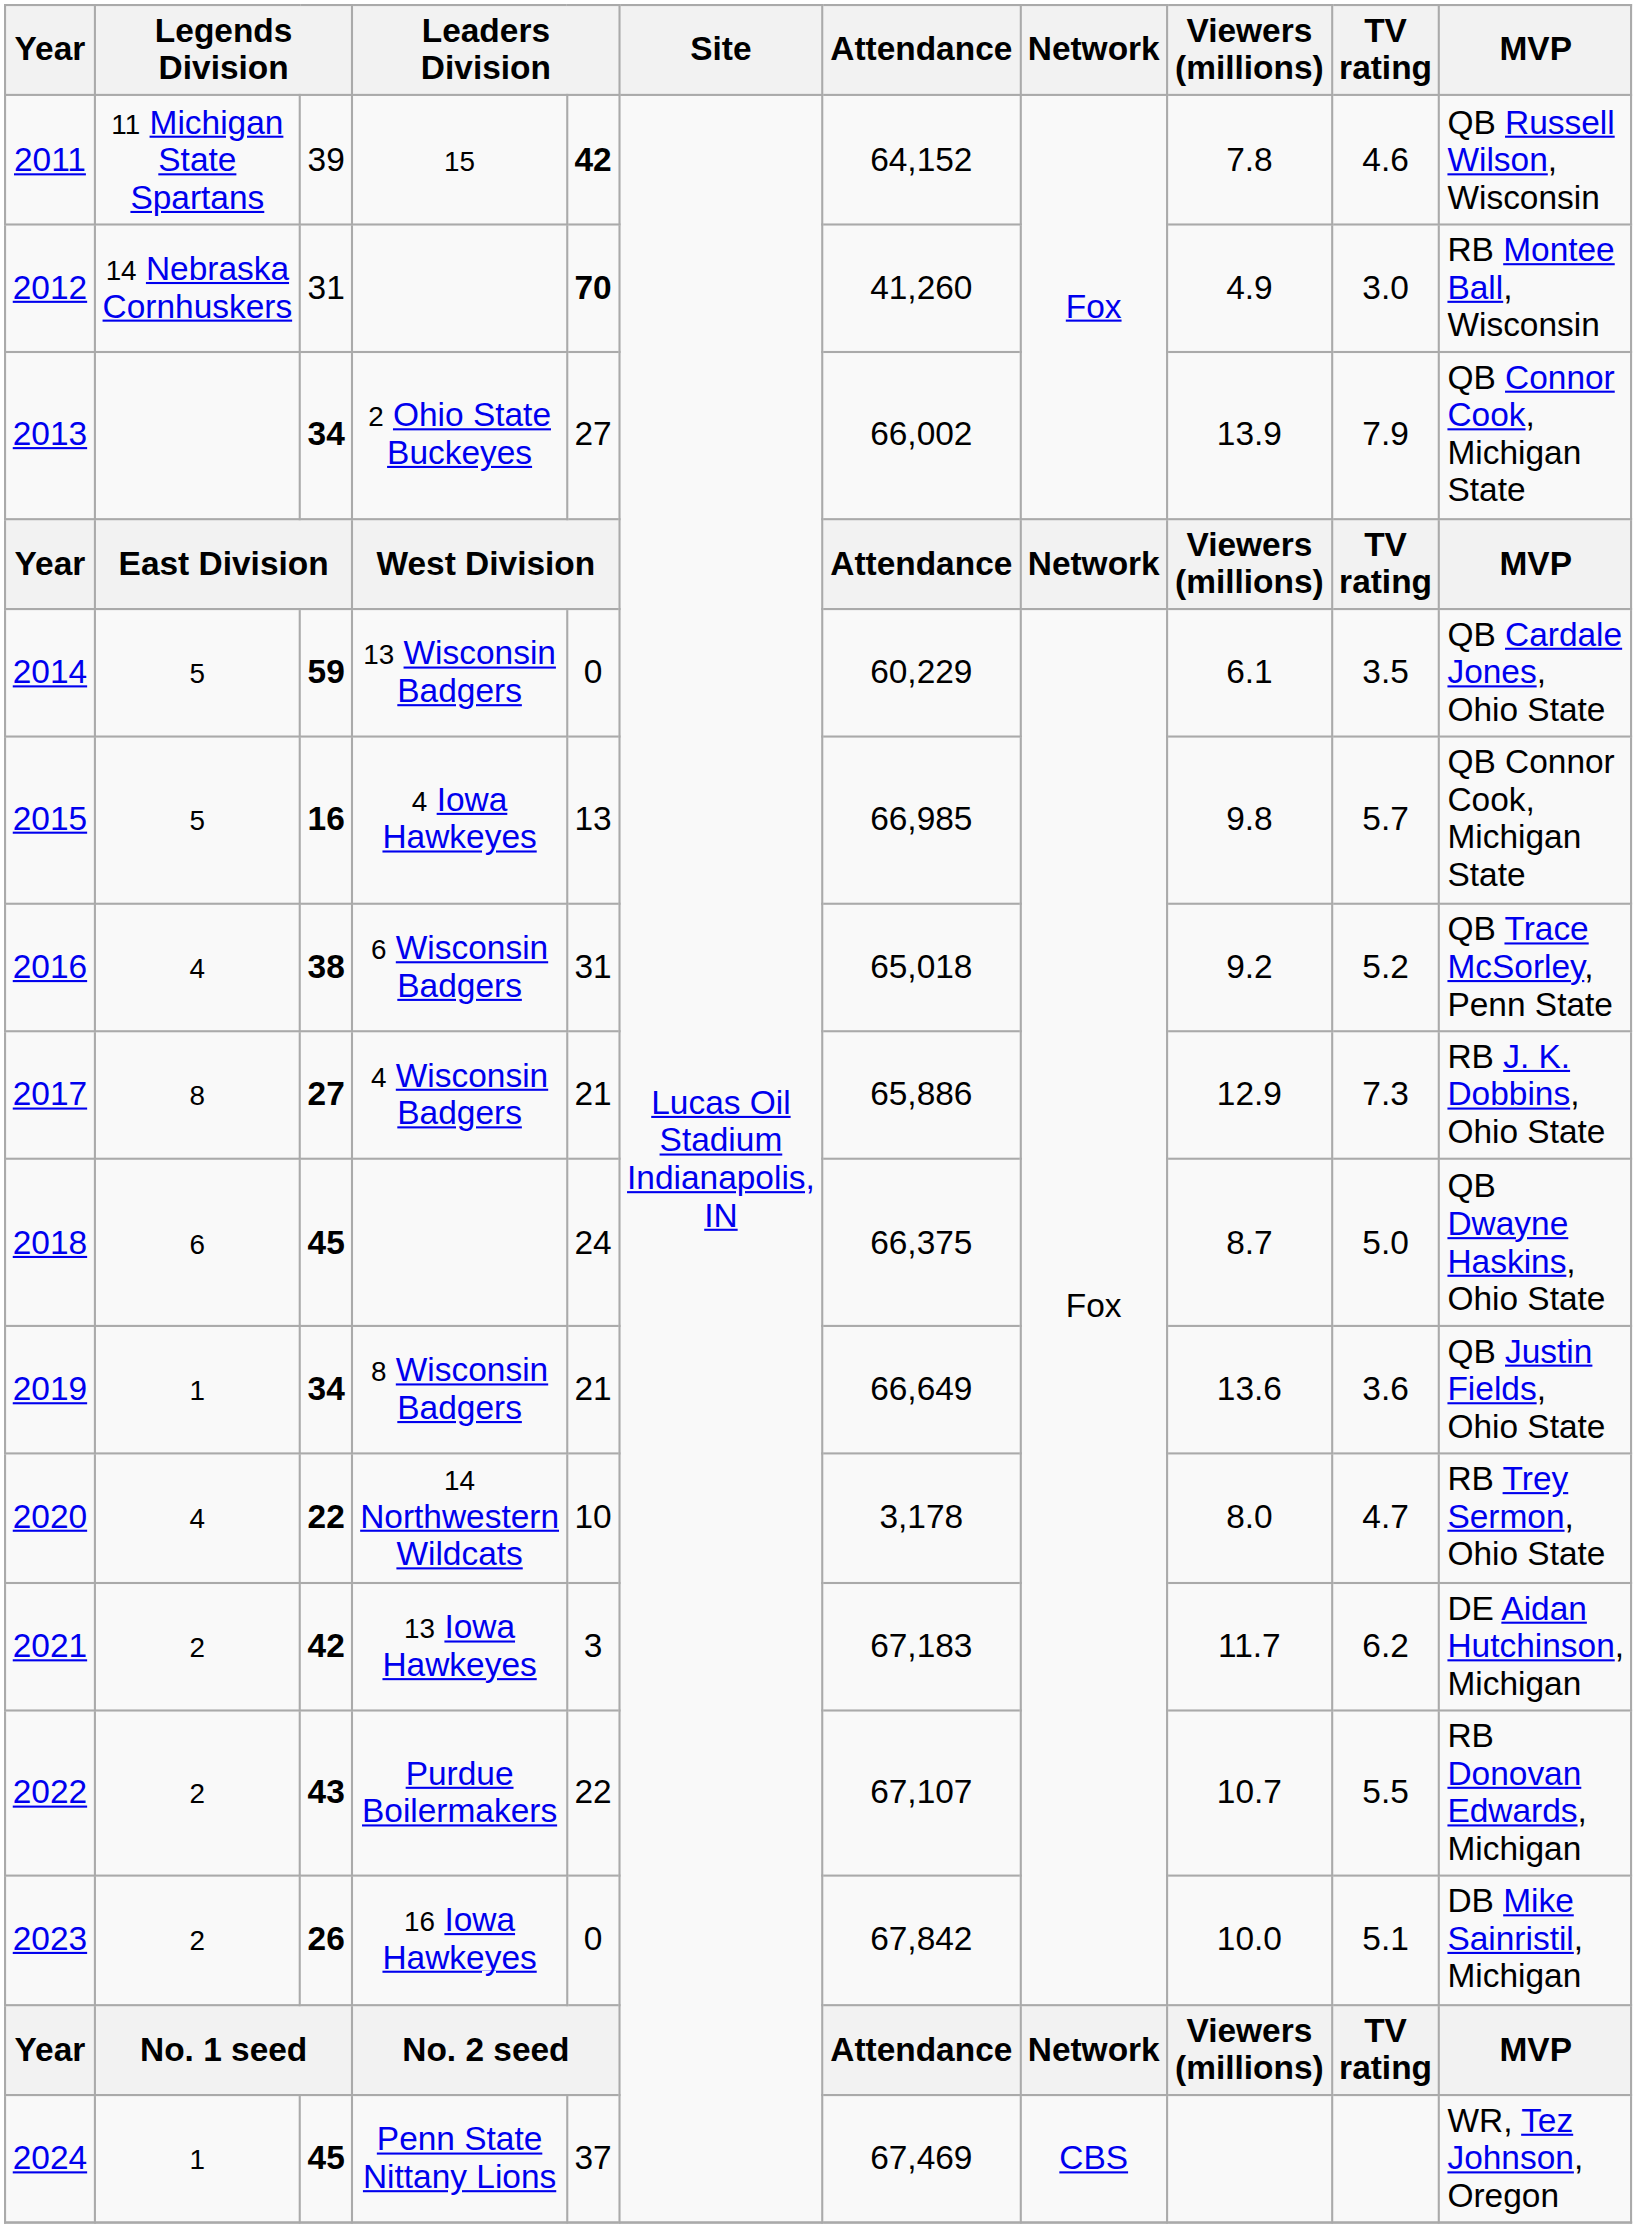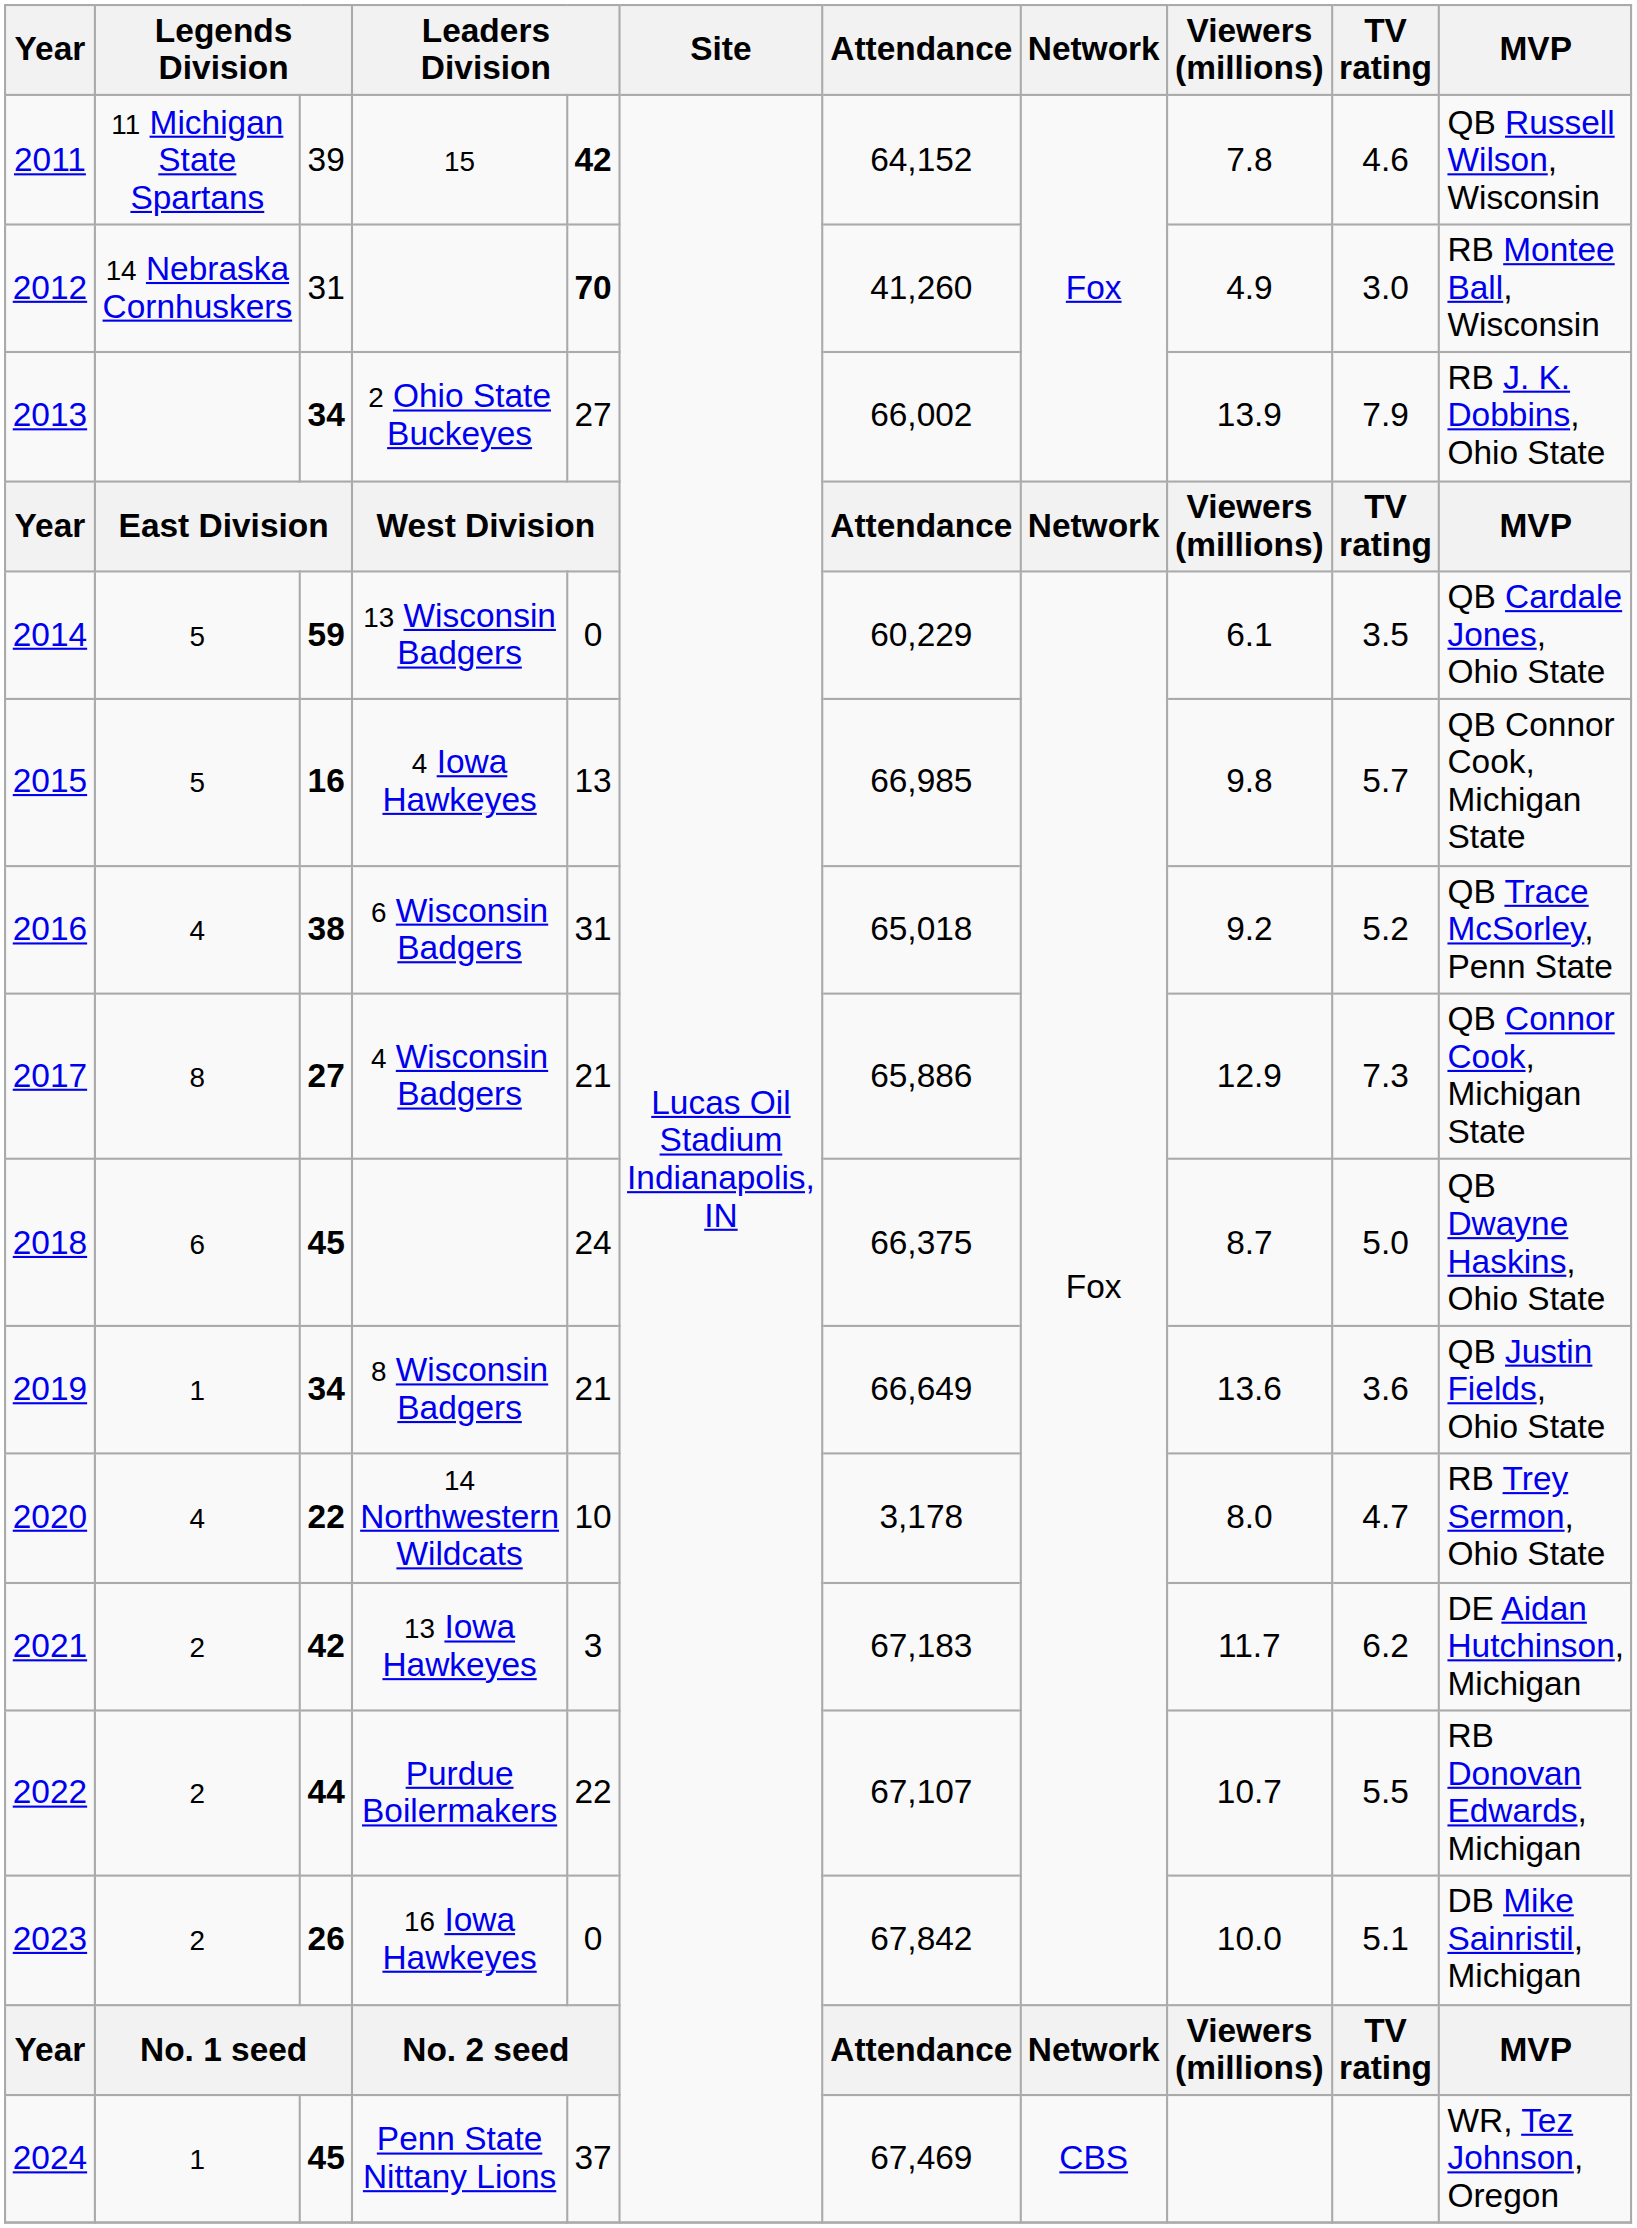(1531, 434) QB Connor Cook, Michigan State -> (1526, 415) RB J. K. Dobbins, Ohio State
(1526, 1094) RB J. K. Dobbins, Ohio State -> (1531, 1076) QB Connor Cook, Michigan State
(326, 1792) 43 -> (326, 1792) 44
